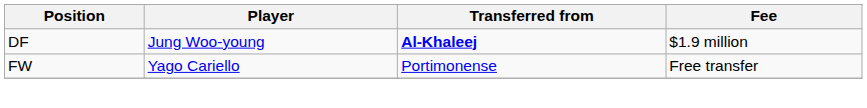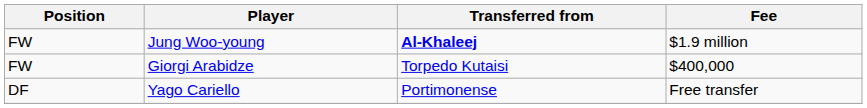(18, 41) DF -> (20, 41) FW
+ row: (201, 66)
(20, 66) FW -> (18, 90) DF
